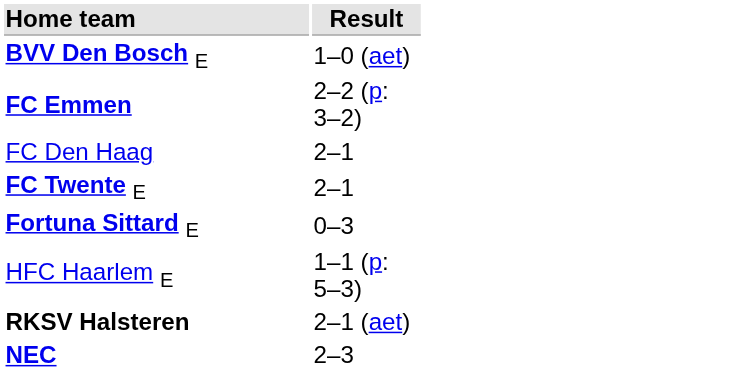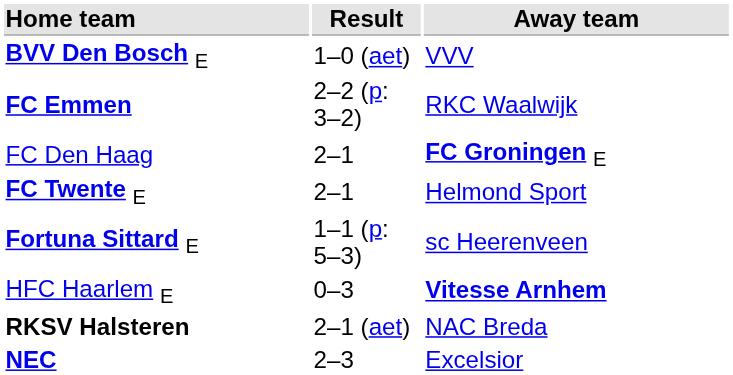+ column: (576, 18)
(334, 225) 0–3 -> (351, 241) 1–1 (p: 5–3)
(351, 274) 1–1 (p: 5–3) -> (334, 290) 0–3
